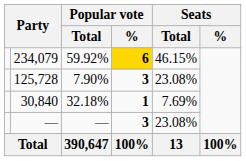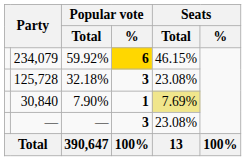(91, 79) 7.90% -> (88, 79) 32.18%
(88, 101) 32.18% -> (91, 101) 7.90%
(179, 101) no background -> (179, 101) khaki background
